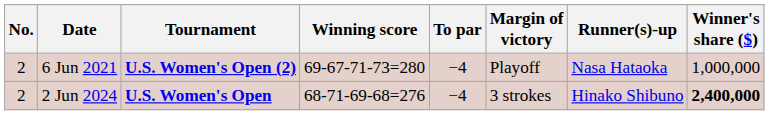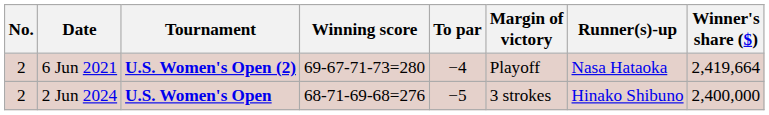(726, 67) 1,000,000 -> (726, 67) 2,419,664
(457, 95) −4 -> (457, 95) −5
(726, 95) bold -> (726, 95) normal
